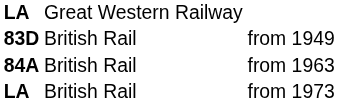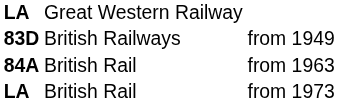(90, 39) British Rail -> (112, 39) British Railways
